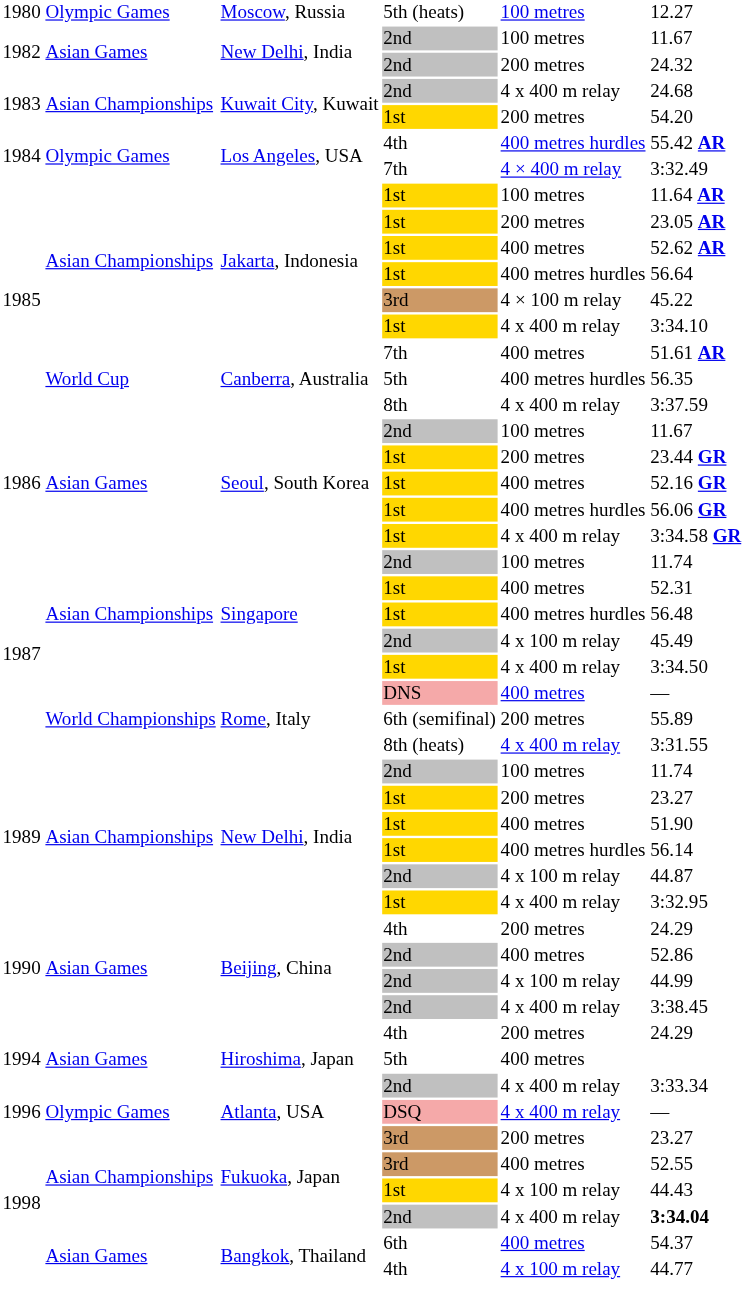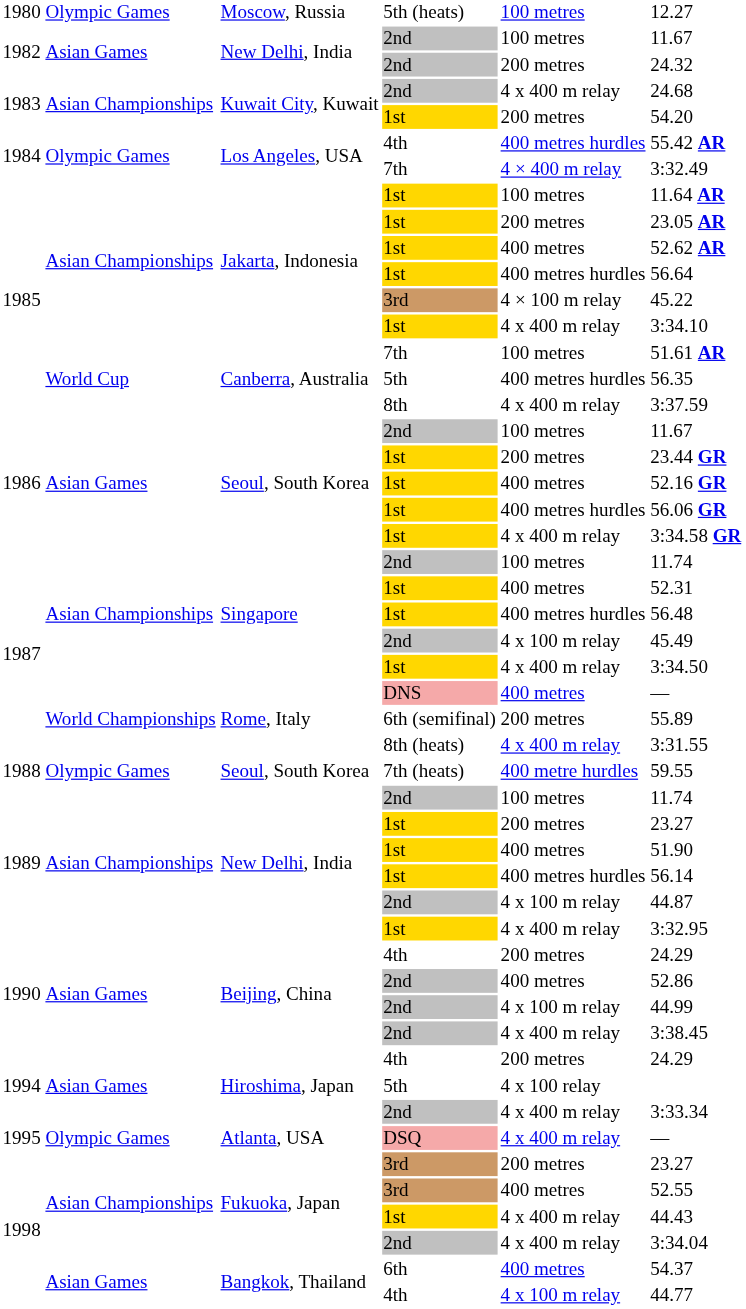(543, 352) 400 metres -> (543, 352) 100 metres
+ row: (295, 771)
(543, 1059) 400 metres -> (551, 1085) 4 x 100 relay
(22, 1111) 1996 -> (22, 1137) 1995
(560, 1190) 4 x 100 m relay -> (560, 1216) 4 x 400 m relay
(680, 1216) bold -> (679, 1242) normal
